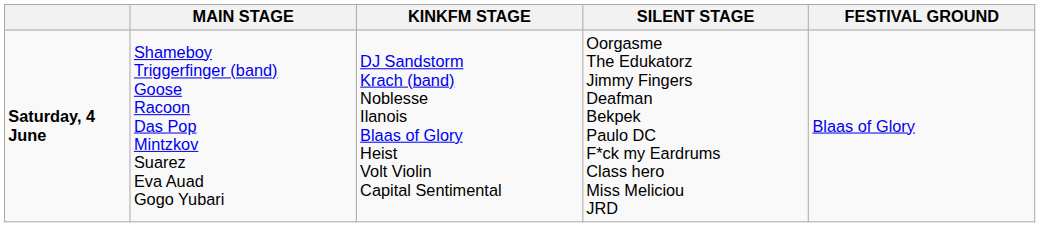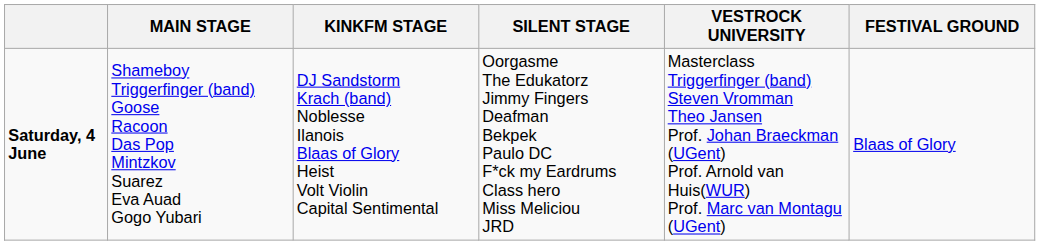+ column: (757, 26)
